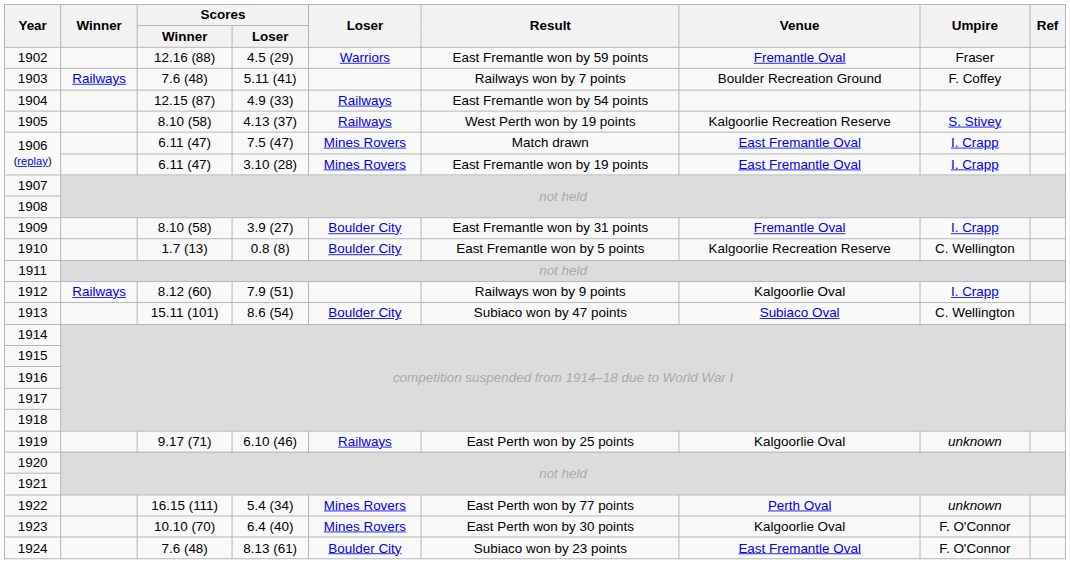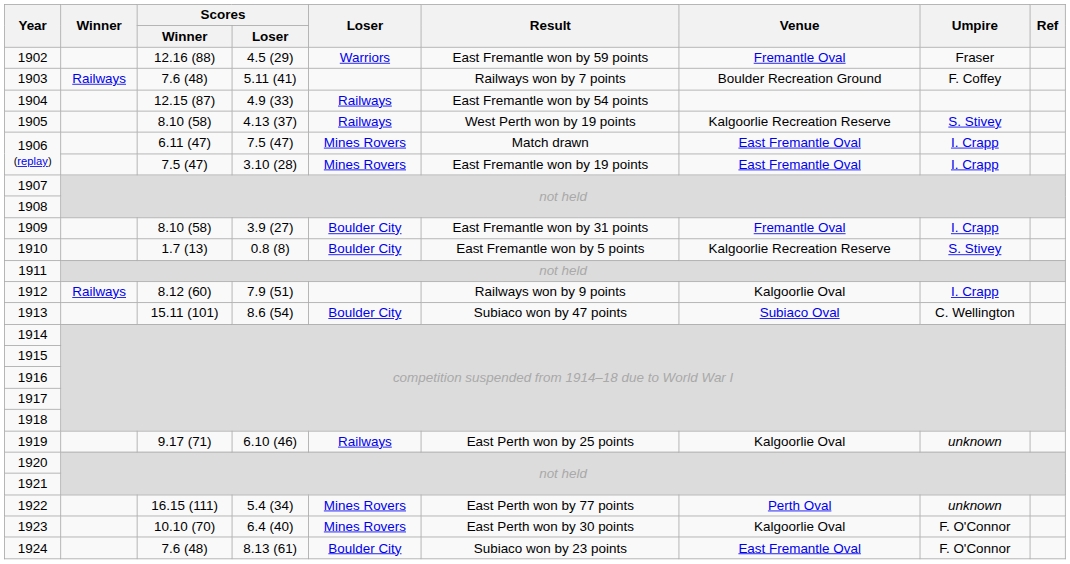(185, 164) 6.11 (47) -> (185, 164) 7.5 (47)
(975, 249) C. Wellington -> (975, 249) S. Stivey
